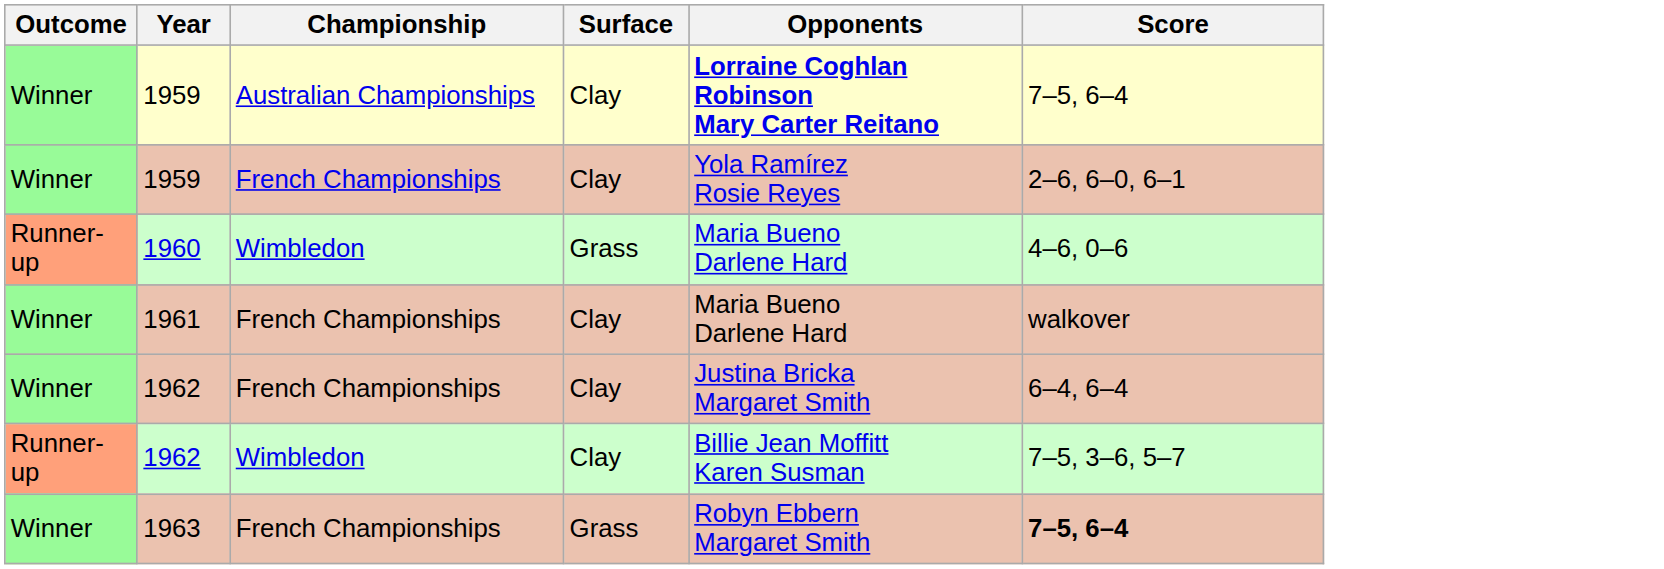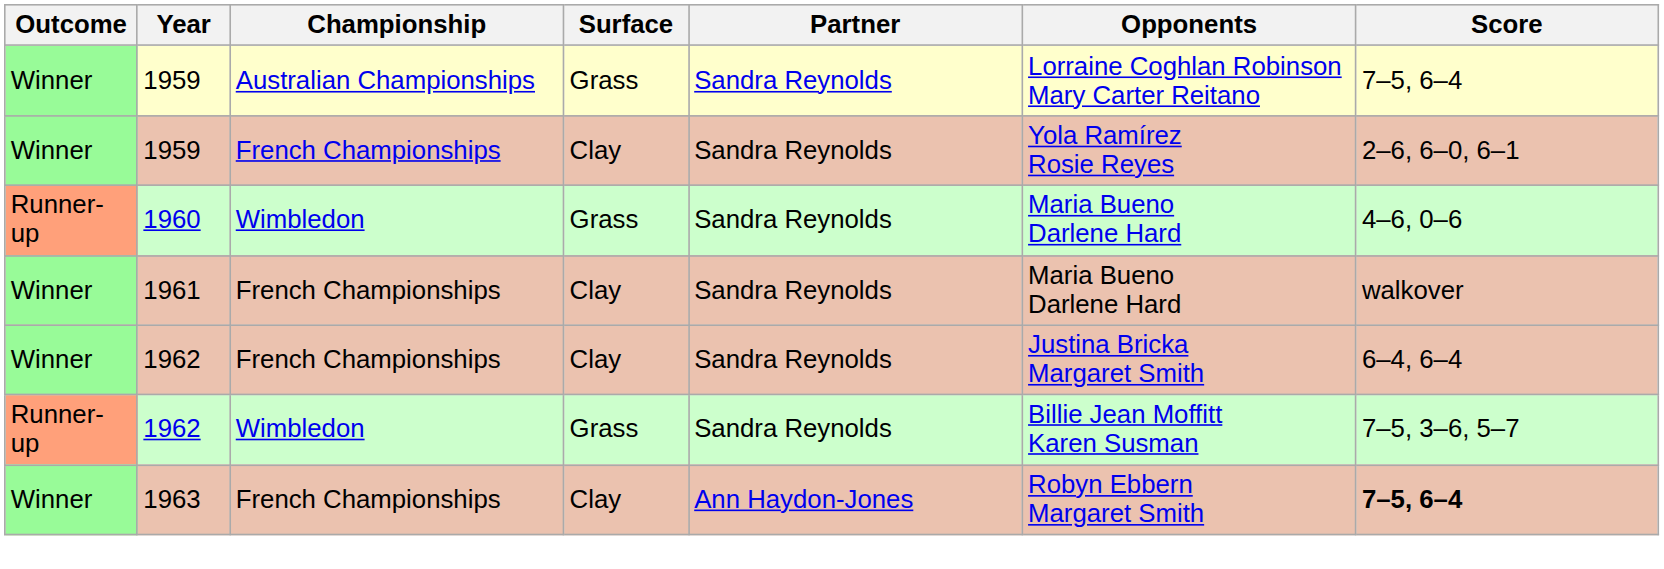+ column: (855, 24)
(595, 94) Clay -> (604, 80) Grass
(817, 94) bold -> (1185, 80) normal
(595, 458) Clay -> (604, 429) Grass
(604, 528) Grass -> (595, 499) Clay
